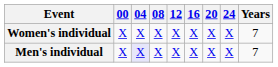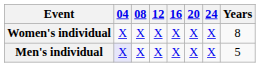- column: (123, 14)
(255, 33) 7 -> (238, 33) 8
(255, 52) 7 -> (238, 52) 5
